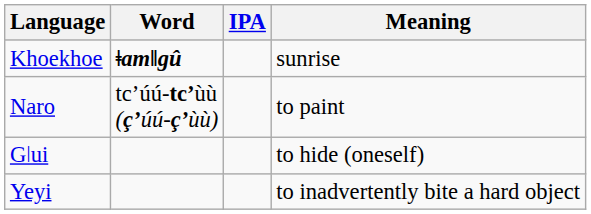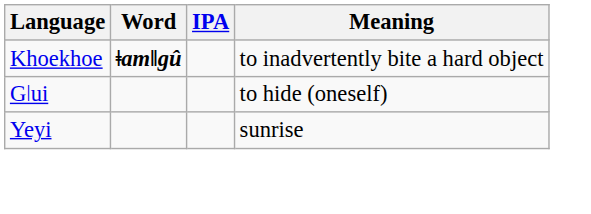(308, 58) sunrise -> (392, 58) to inadvertently bite a hard object
- row: (32, 106)
(428, 190) to inadvertently bite a hard object -> (272, 129) sunrise
